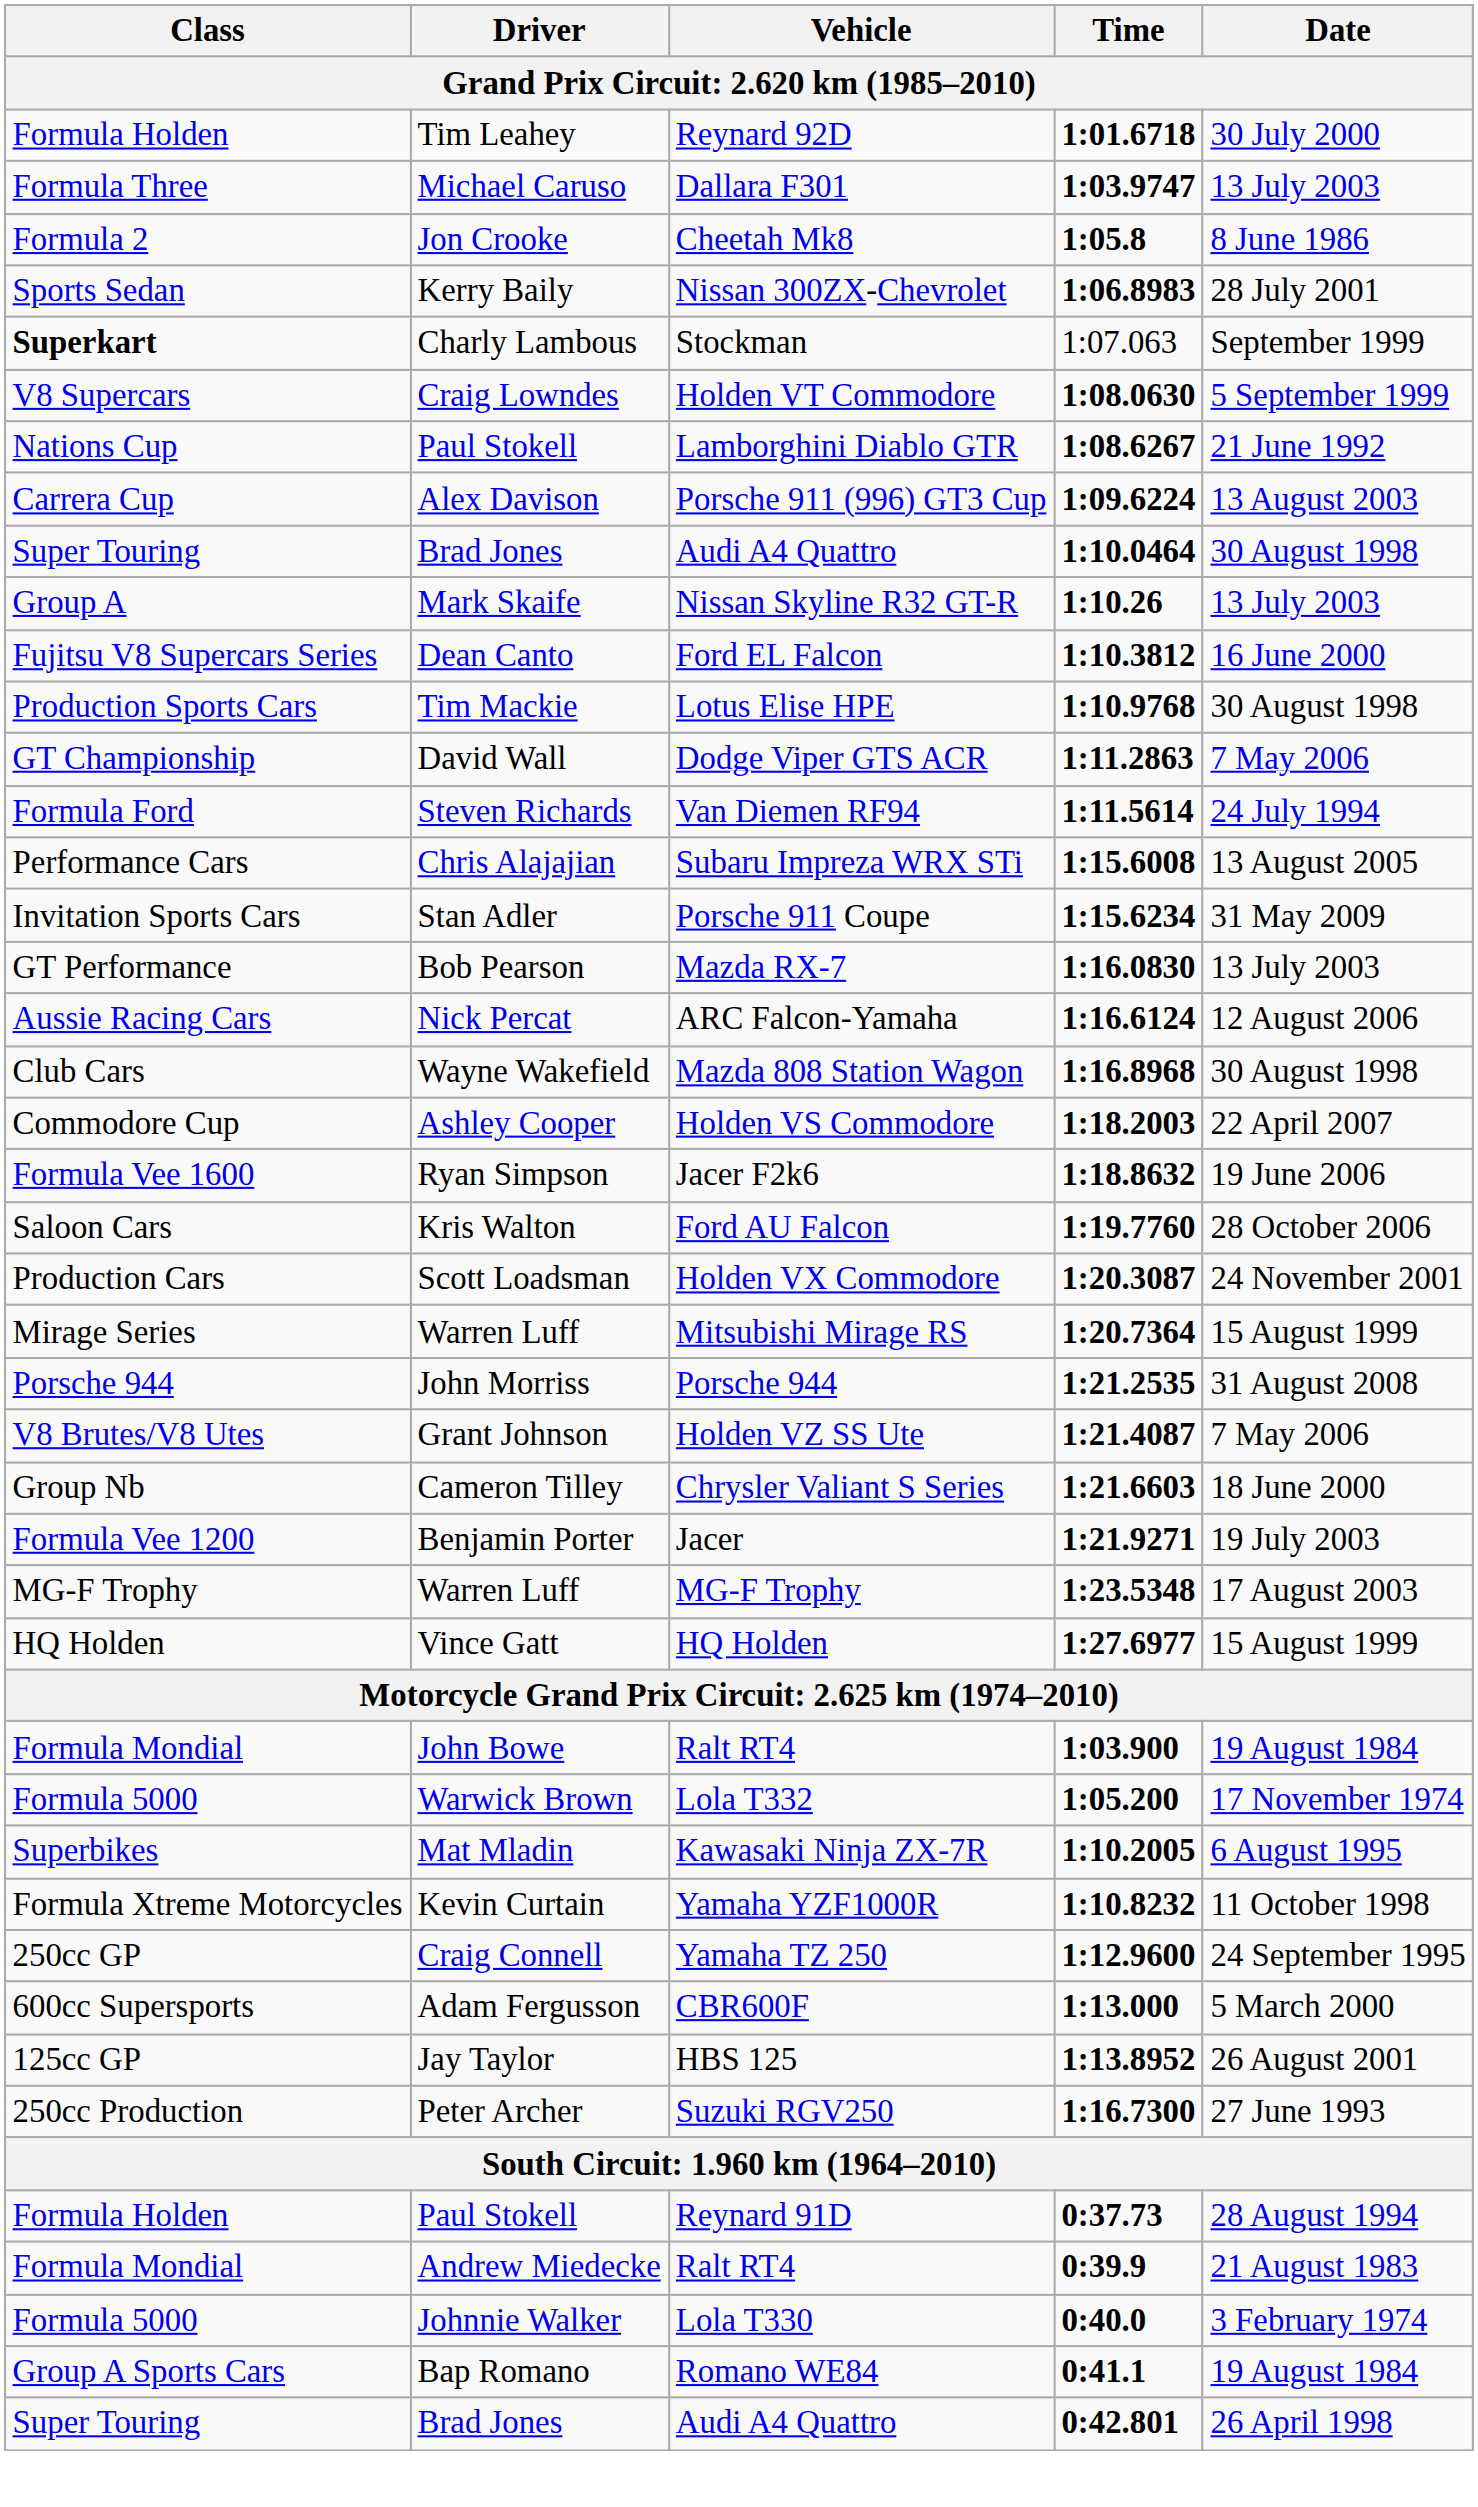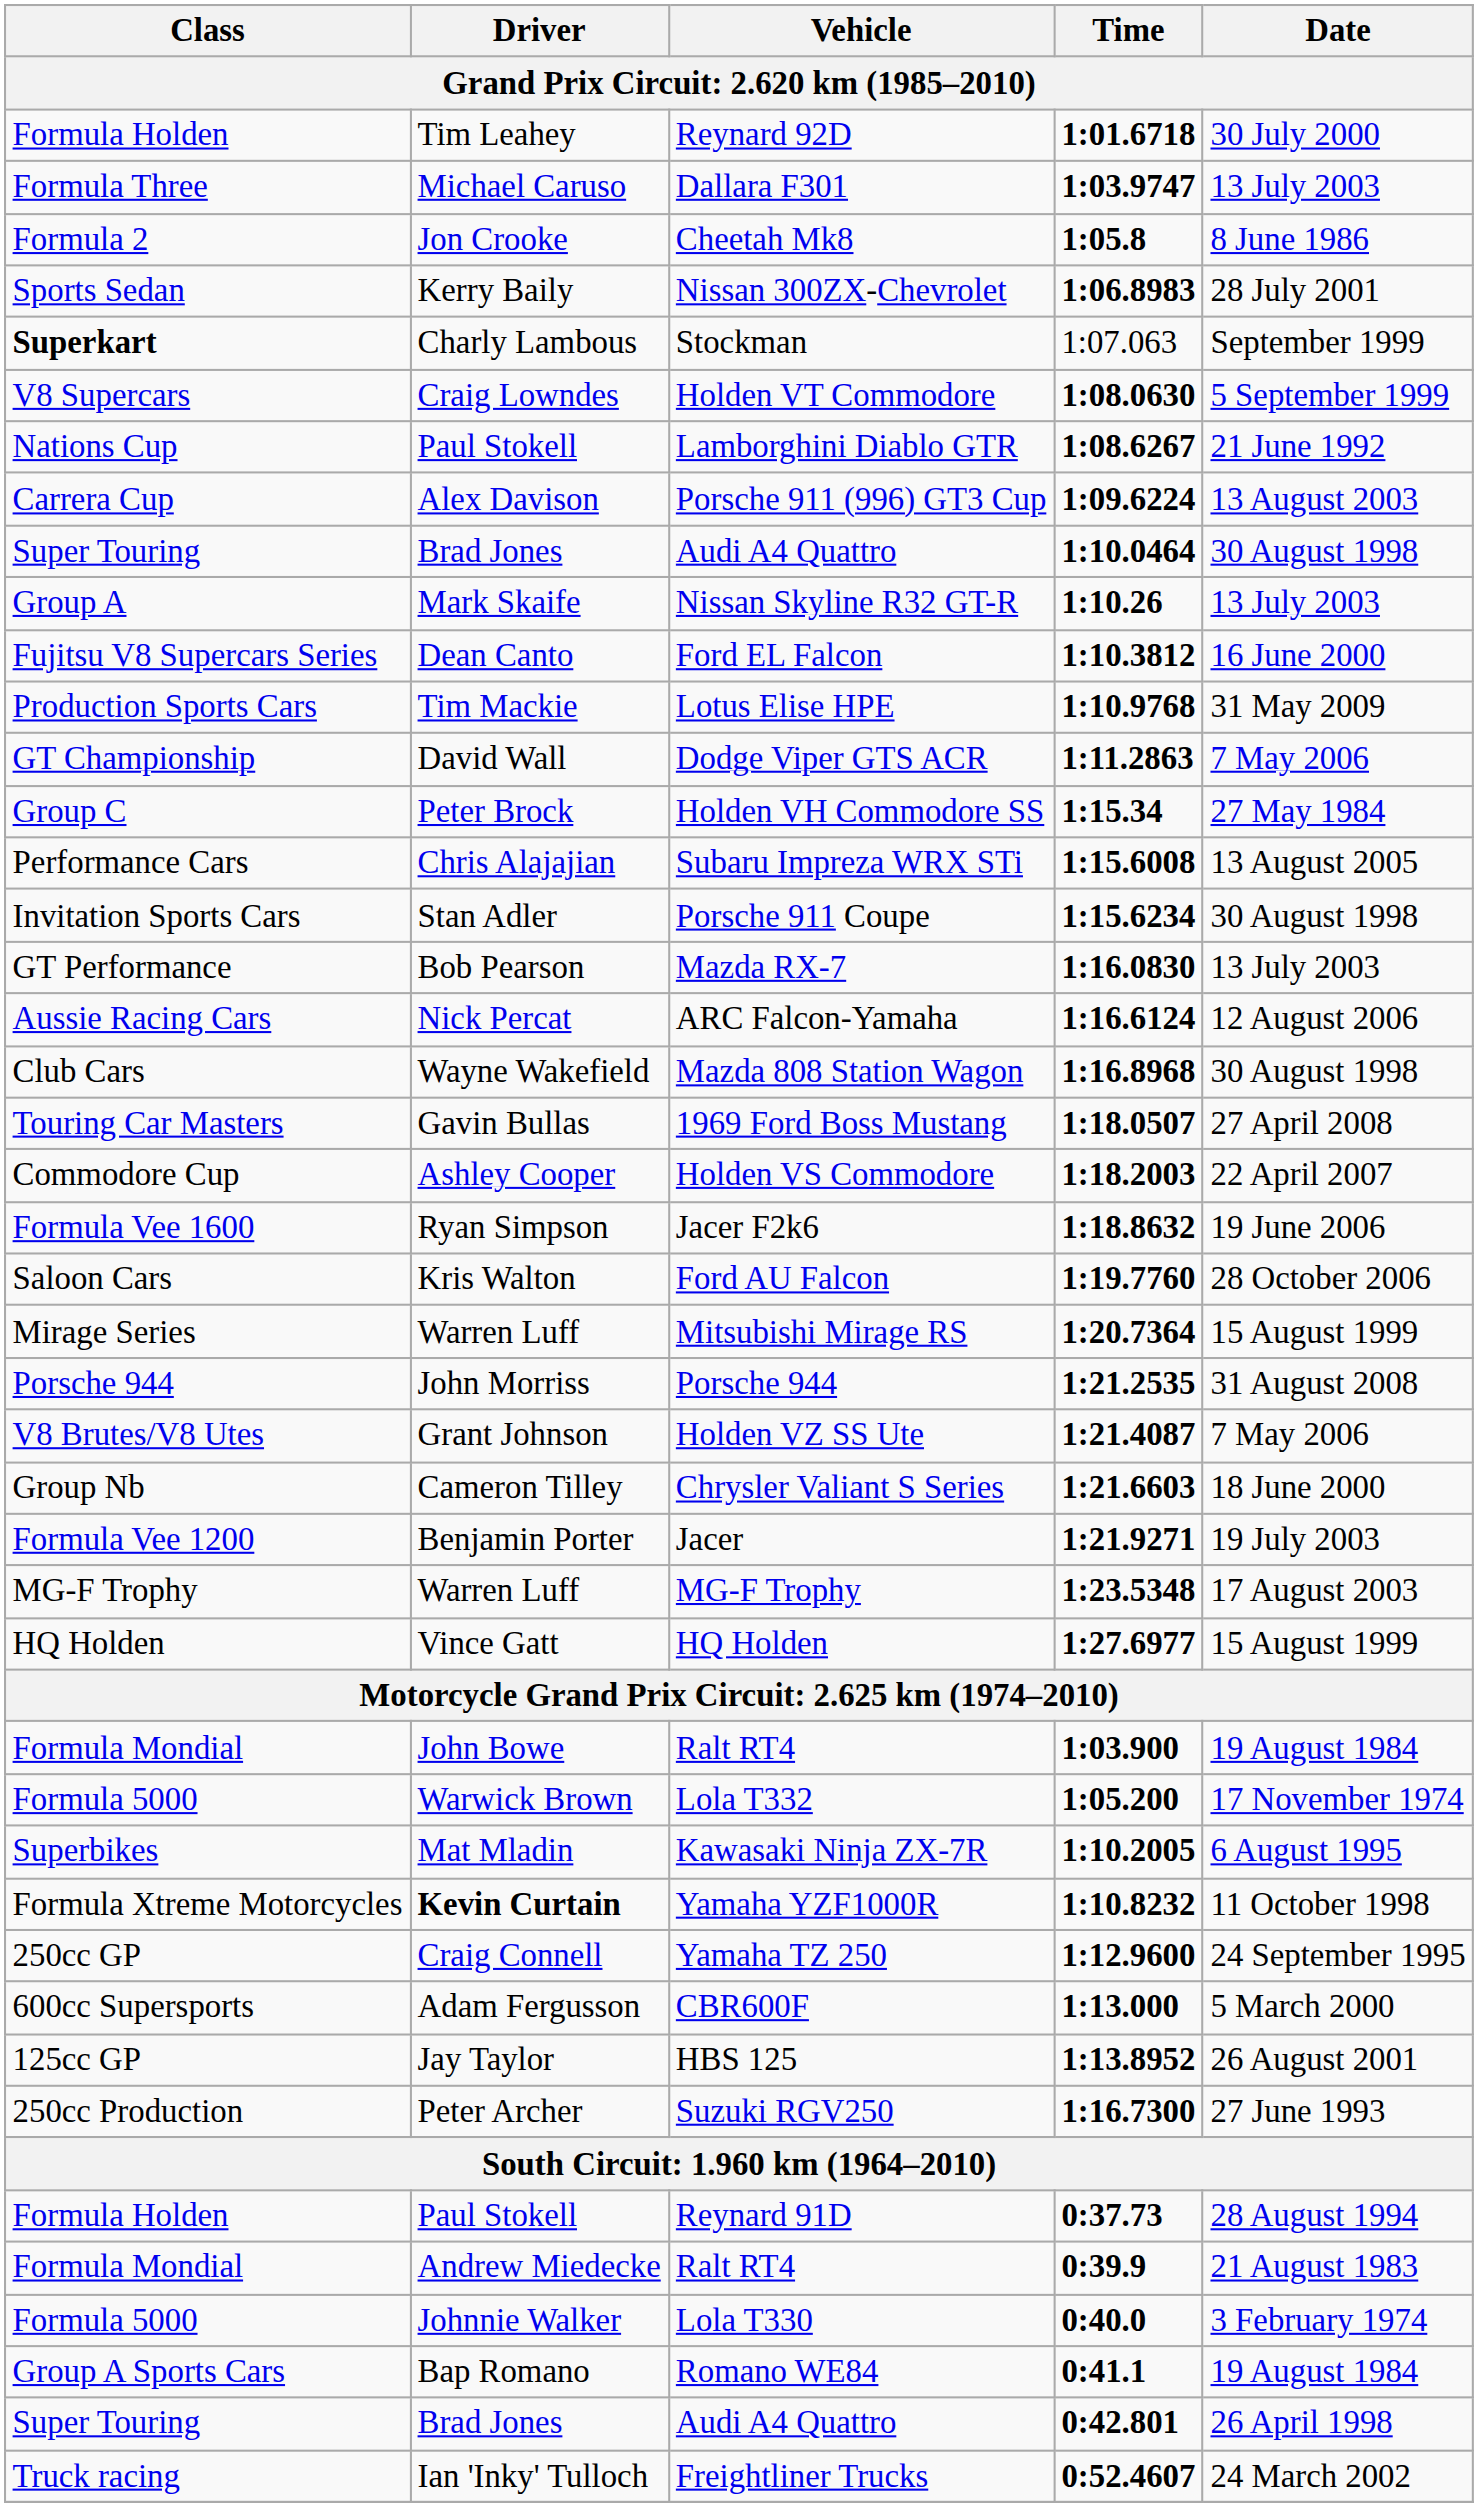(1314, 706) 30 August 1998 -> (1298, 706) 31 May 2009
- row: (798, 810)
+ row: (860, 810)
(1298, 914) 31 May 2009 -> (1314, 914) 30 August 1998
+ row: (841, 1122)
- row: (838, 1278)
(511, 1903) normal -> (519, 1903) bold
+ row: (802, 2475)
